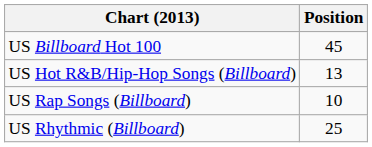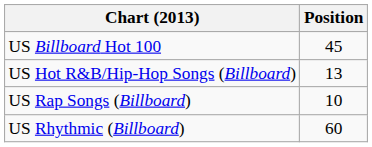(334, 127) 25 -> (334, 127) 60
